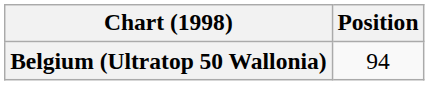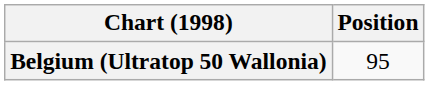(378, 60) 94 -> (378, 60) 95
